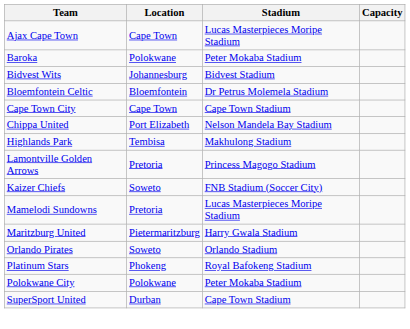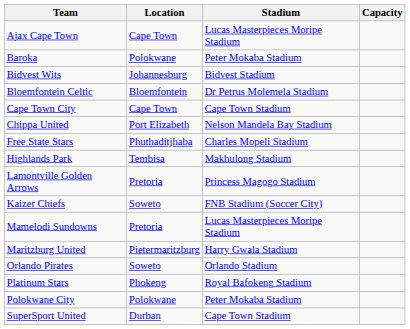+ row: (40, 141)
